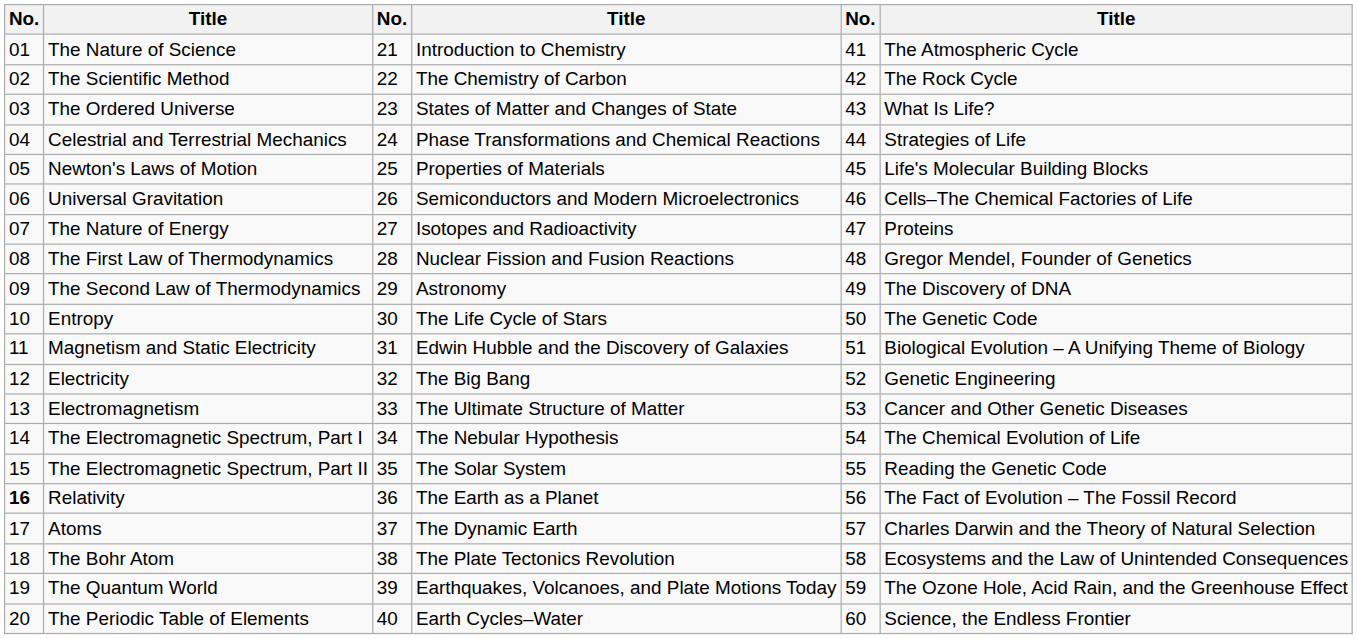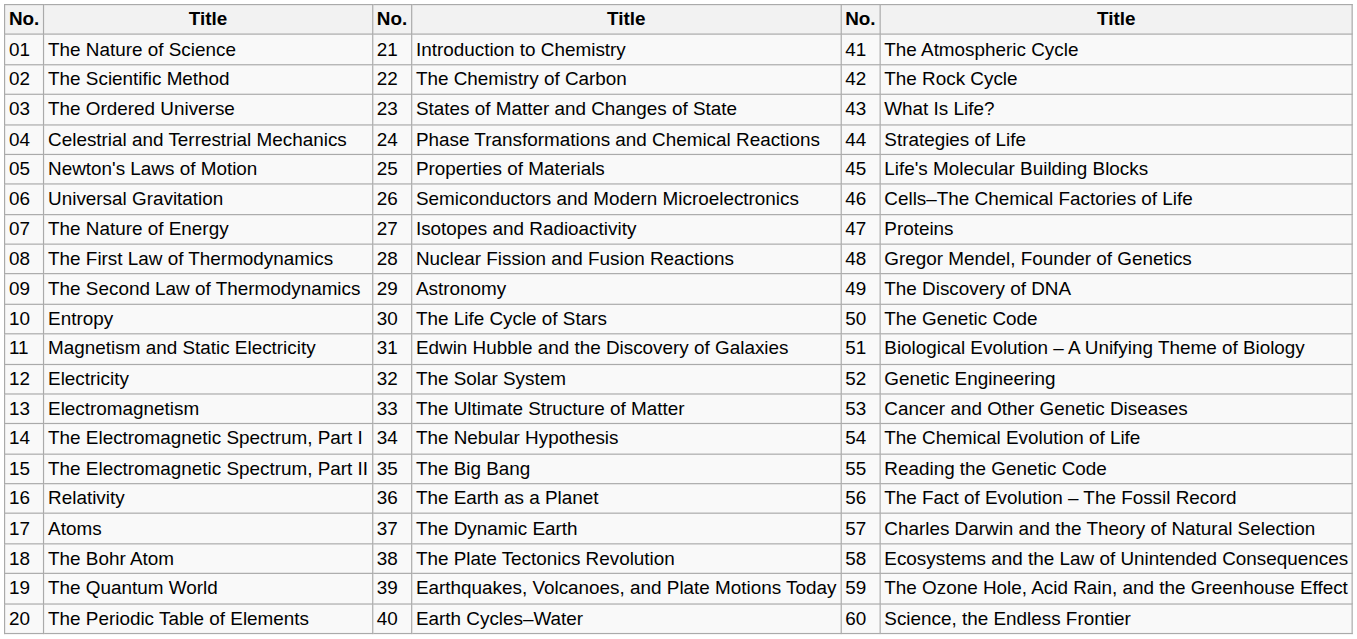(473, 378) The Big Bang -> (491, 378) The Solar System
(491, 468) The Solar System -> (473, 468) The Big Bang
(19, 498) bold -> (19, 498) normal
